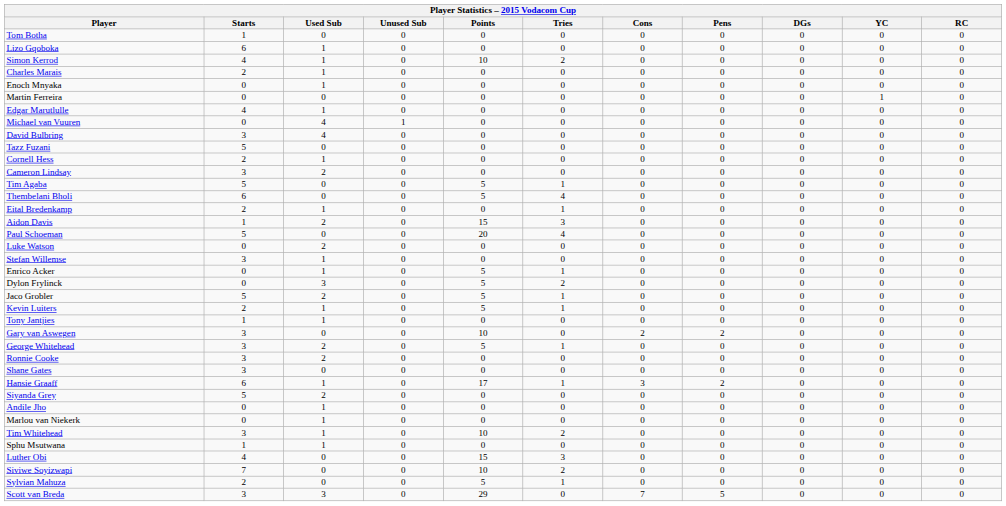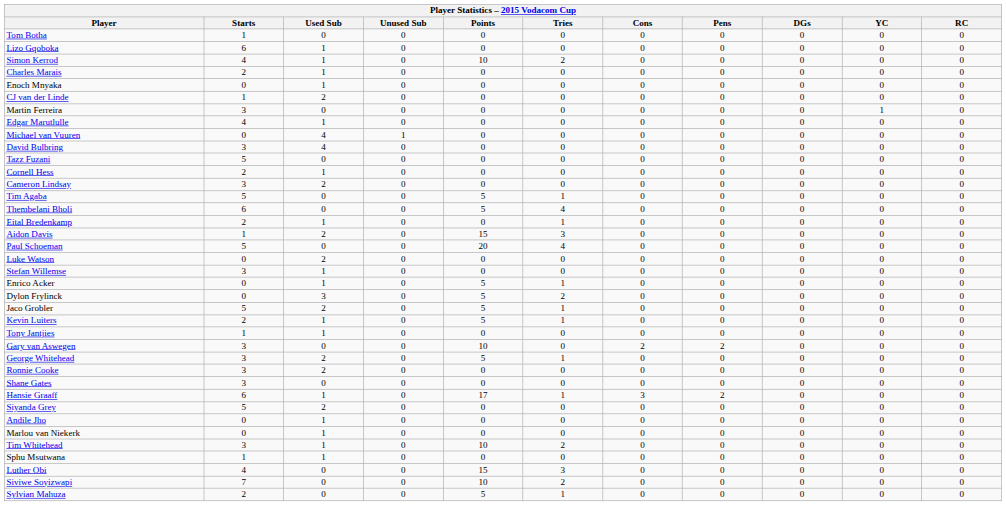+ row: (38, 98)
(244, 98) 0 -> (244, 110) 3
- row: (35, 495)
